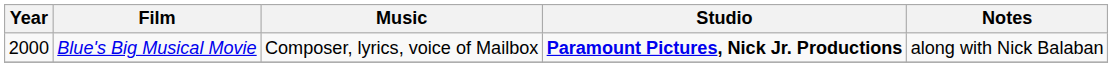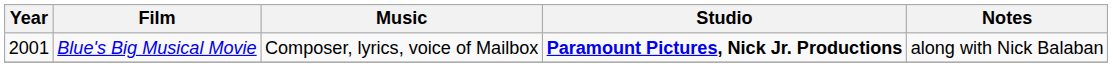(29, 47) 2000 -> (29, 47) 2001
